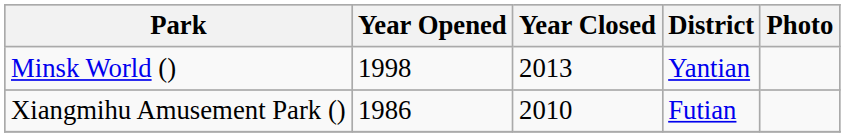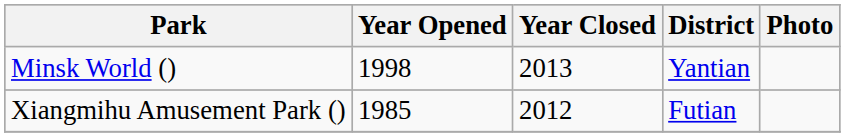(385, 110) 1986 -> (385, 110) 1985
(546, 110) 2010 -> (546, 110) 2012
